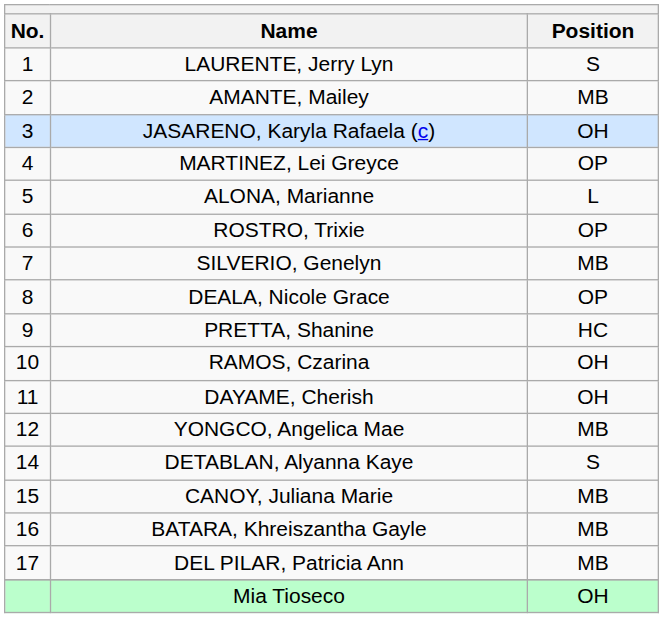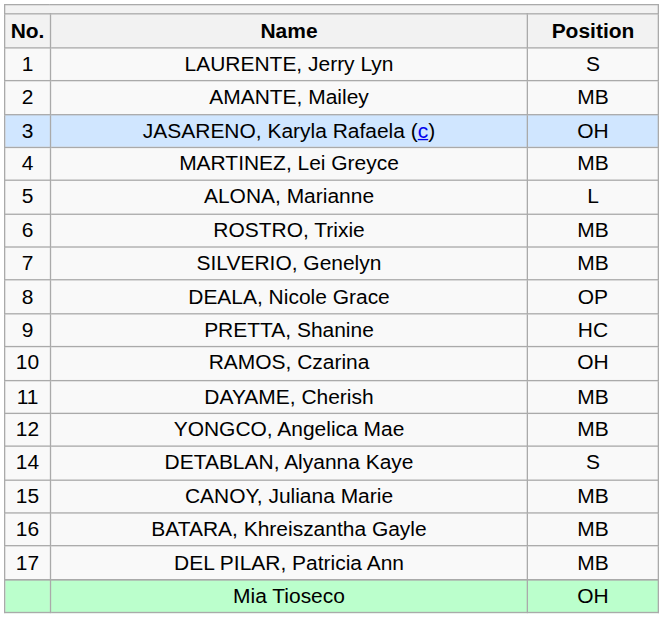(593, 163) OP -> (593, 163) MB
(593, 230) OP -> (593, 230) MB
(593, 396) OH -> (593, 396) MB
